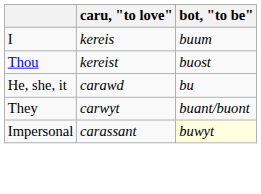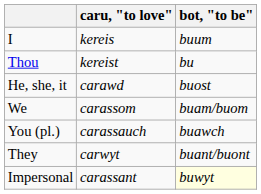(195, 62) buost -> (187, 62) bu
(187, 85) bu -> (195, 85) buost
+ row: (17, 108)
+ row: (34, 131)
